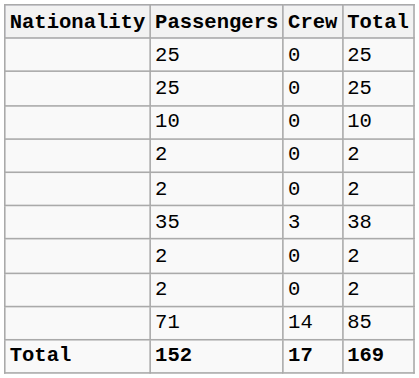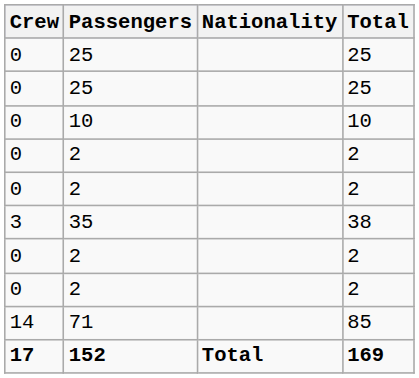columns swapped: (77, 22) <-> (313, 22)
